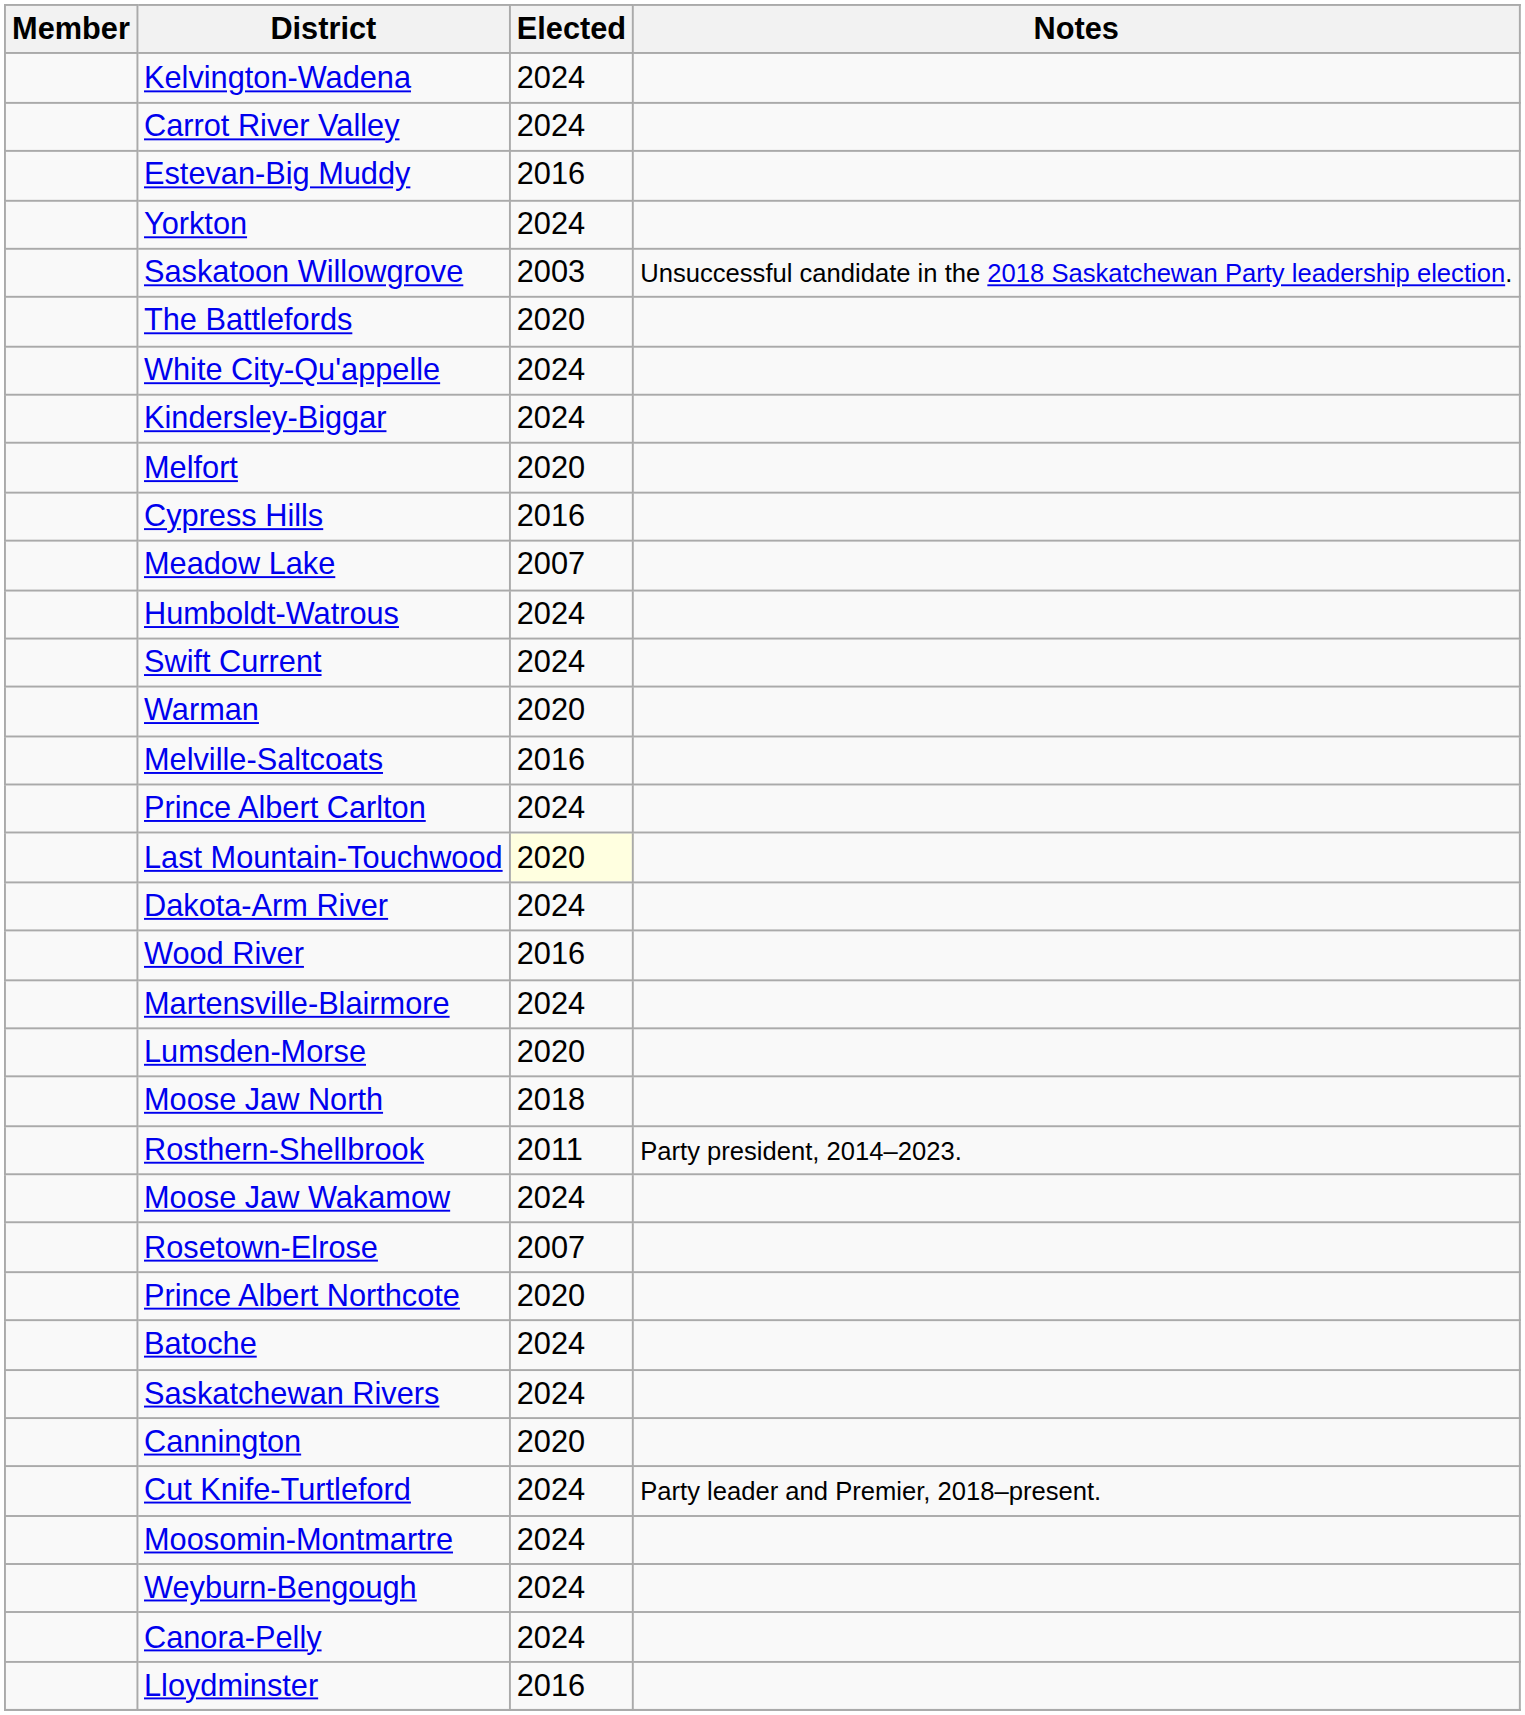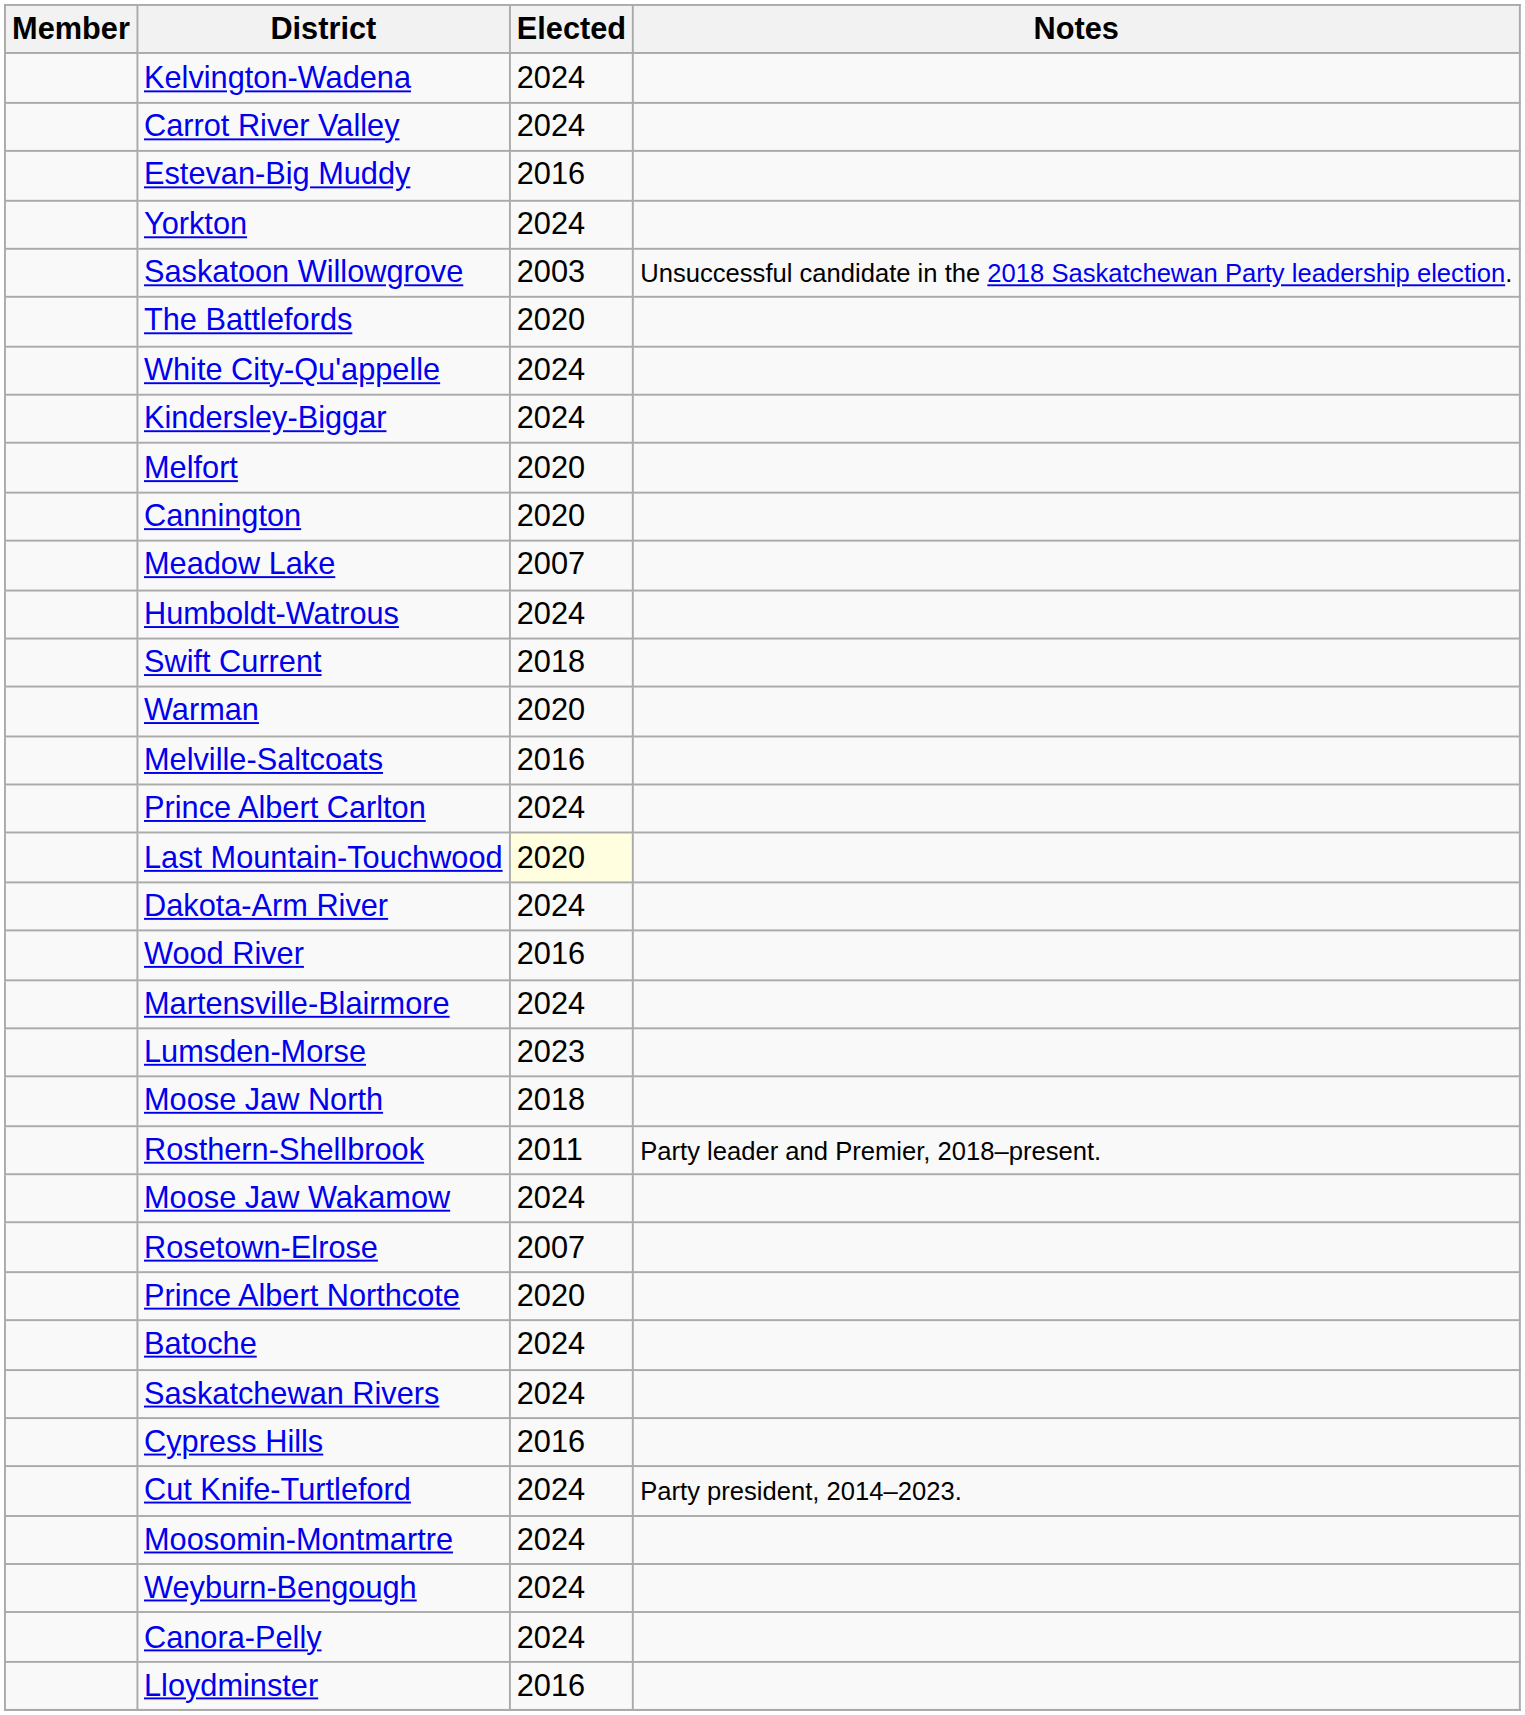rows swapped: (223, 1441) <-> (234, 516)
(551, 662) 2024 -> (551, 662) 2018
(551, 1051) 2020 -> (551, 1051) 2023
(801, 1151) Party president, 2014–2023. -> (871, 1151) Party leader and Premier, 2018–present.
(871, 1492) Party leader and Premier, 2018–present. -> (801, 1492) Party president, 2014–2023.
